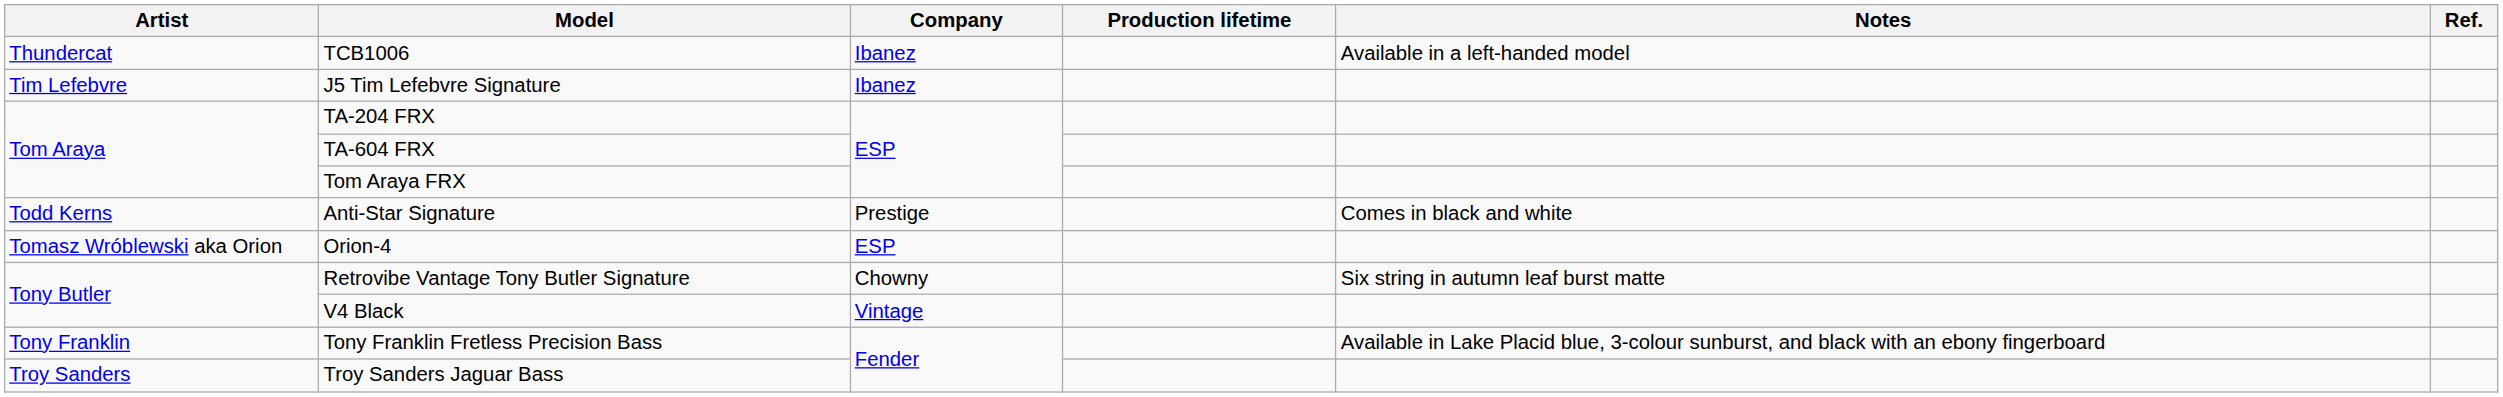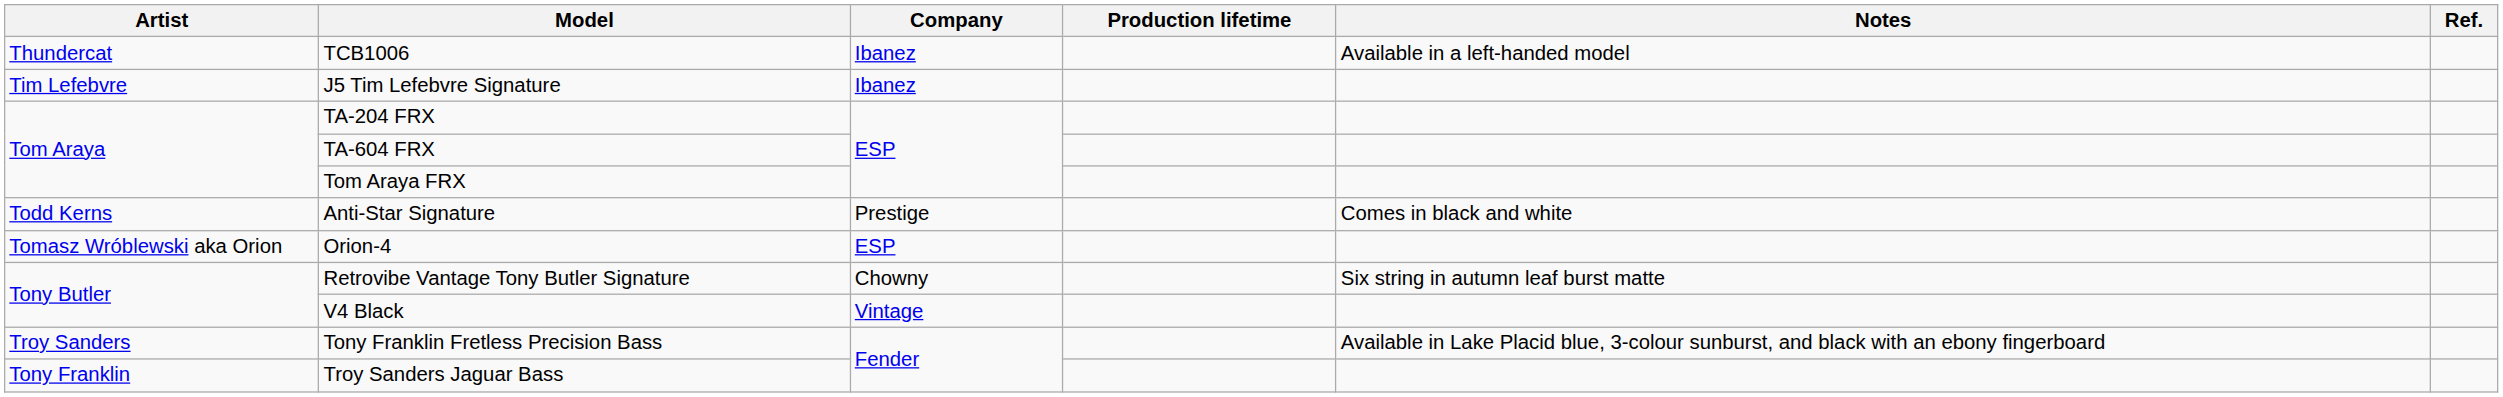(70, 342) Tony Franklin -> (70, 342) Troy Sanders
(70, 375) Troy Sanders -> (70, 375) Tony Franklin
